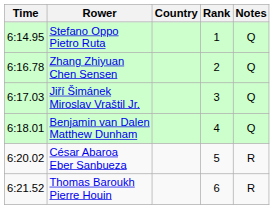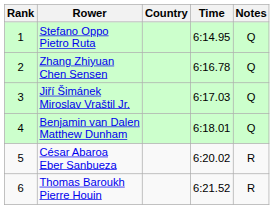columns swapped: (217, 13) <-> (26, 13)
